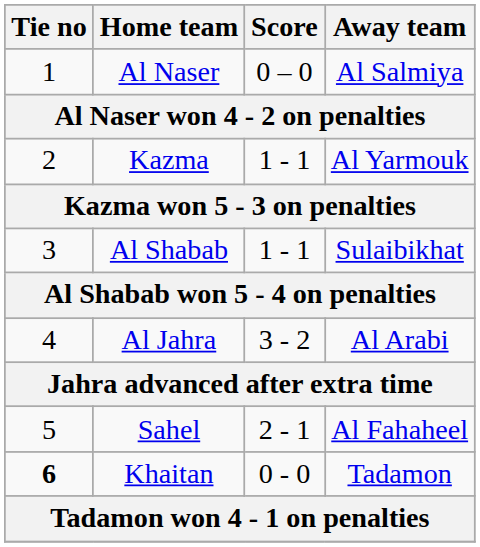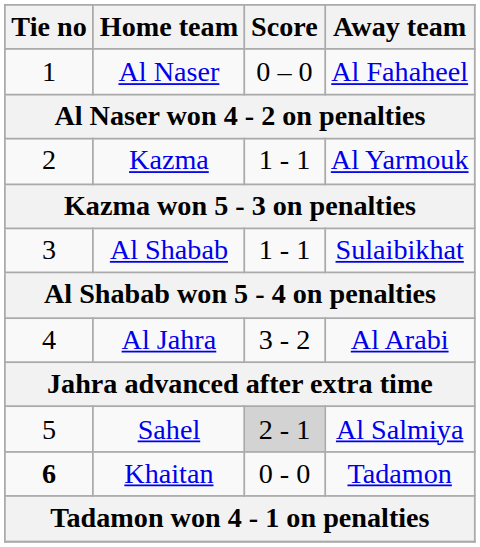(400, 71) Al Salmiya -> (400, 71) Al Fahaheel
(284, 428) no background -> (284, 428) lightgrey background
(400, 428) Al Fahaheel -> (400, 428) Al Salmiya
